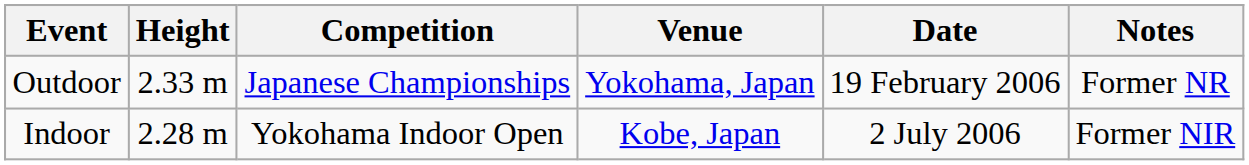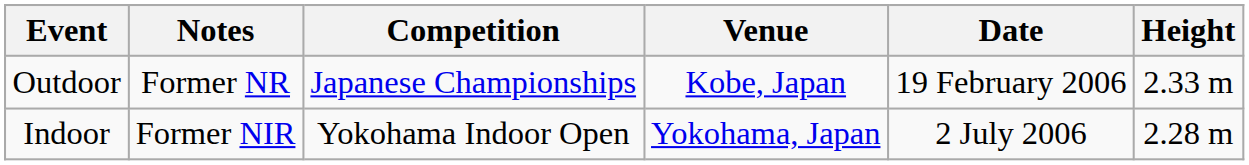columns swapped: (183, 30) <-> (1155, 30)
(700, 81) Yokohama, Japan -> (766, 81) Kobe, Japan
(700, 133) Kobe, Japan -> (766, 133) Yokohama, Japan
